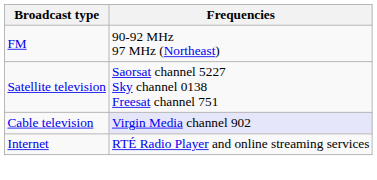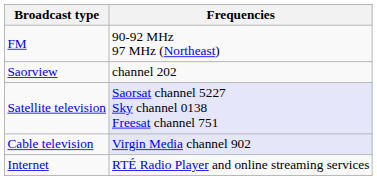+ row: (33, 72)
(169, 87) no background -> (169, 108) lavender background
